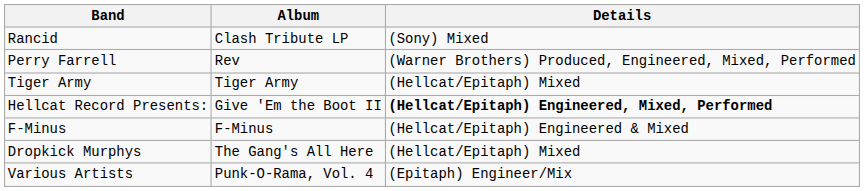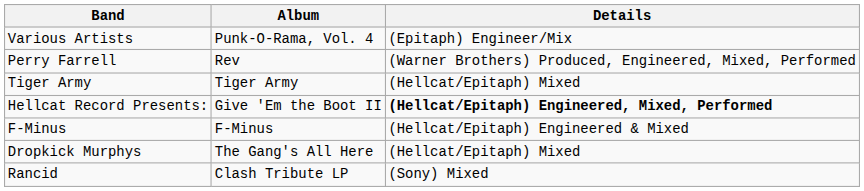rows swapped: (70, 175) <-> (33, 39)
